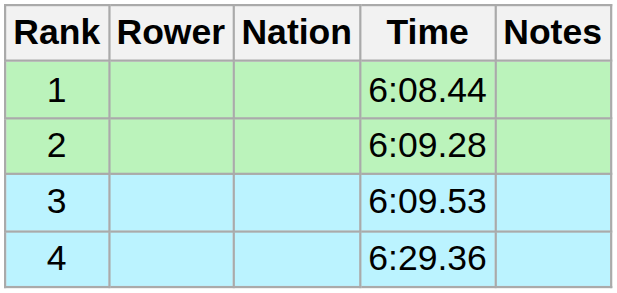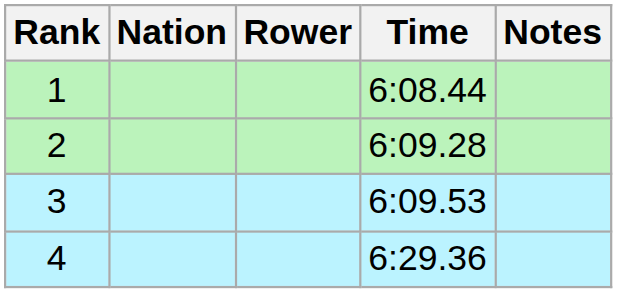columns swapped: (171, 32) <-> (297, 32)
